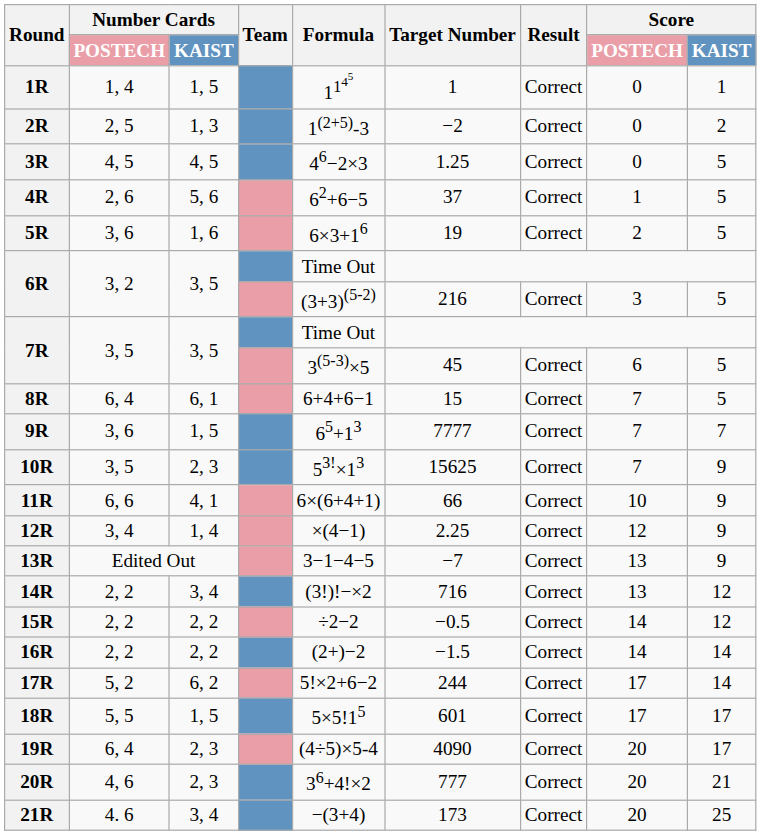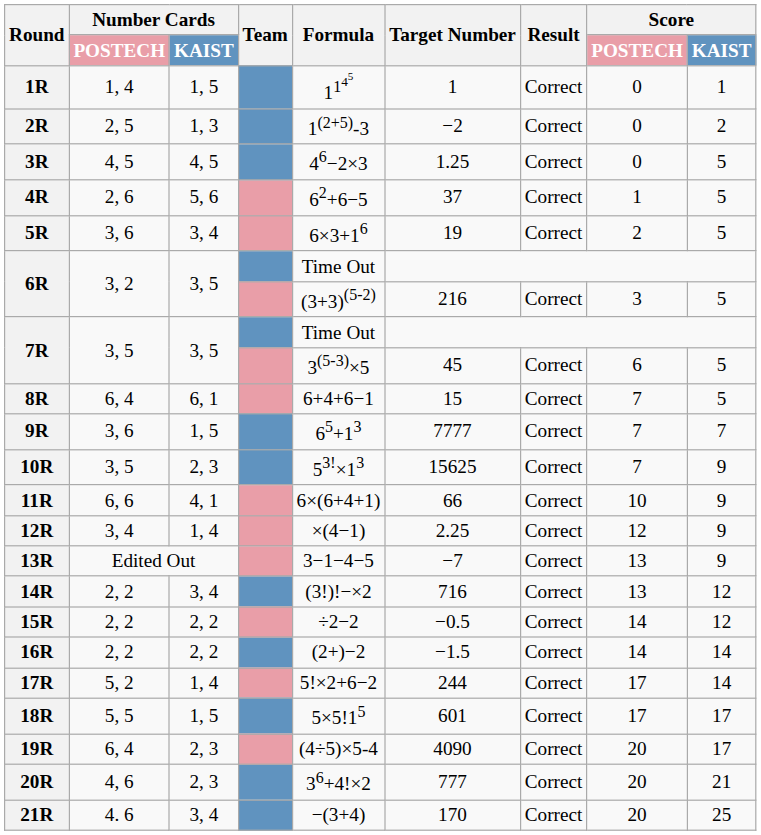(204, 233) 1, 6 -> (204, 233) 3, 4
(204, 682) 6, 2 -> (204, 682) 1, 4
(453, 815) 173 -> (453, 815) 170
